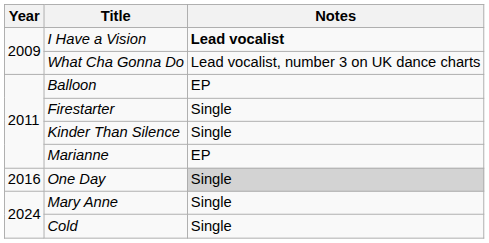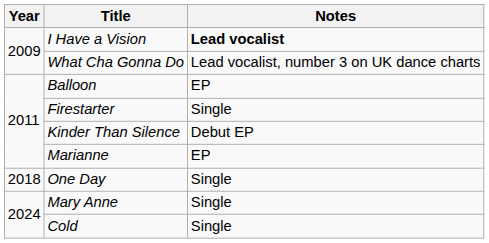(211, 132) Single -> (222, 132) Debut EP
(24, 179) 2016 -> (24, 179) 2018
(211, 179) lightgrey background -> (211, 179) no background
